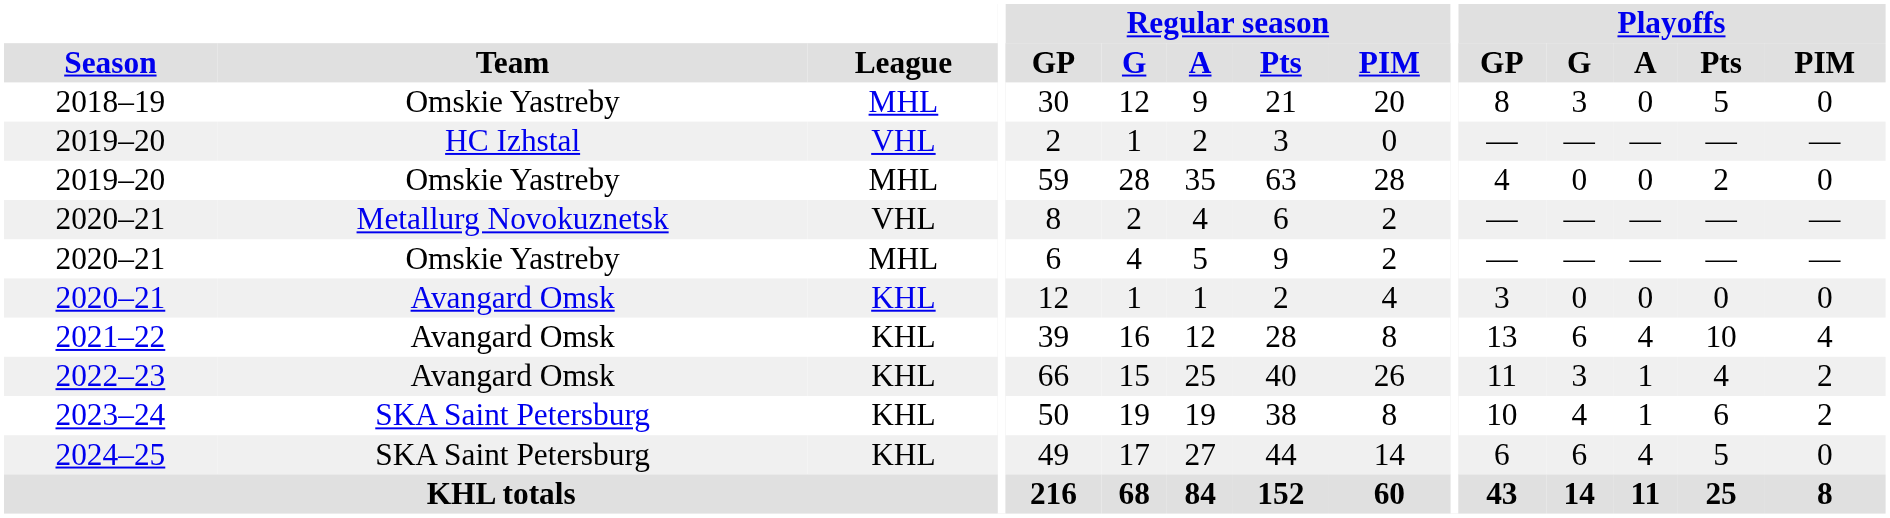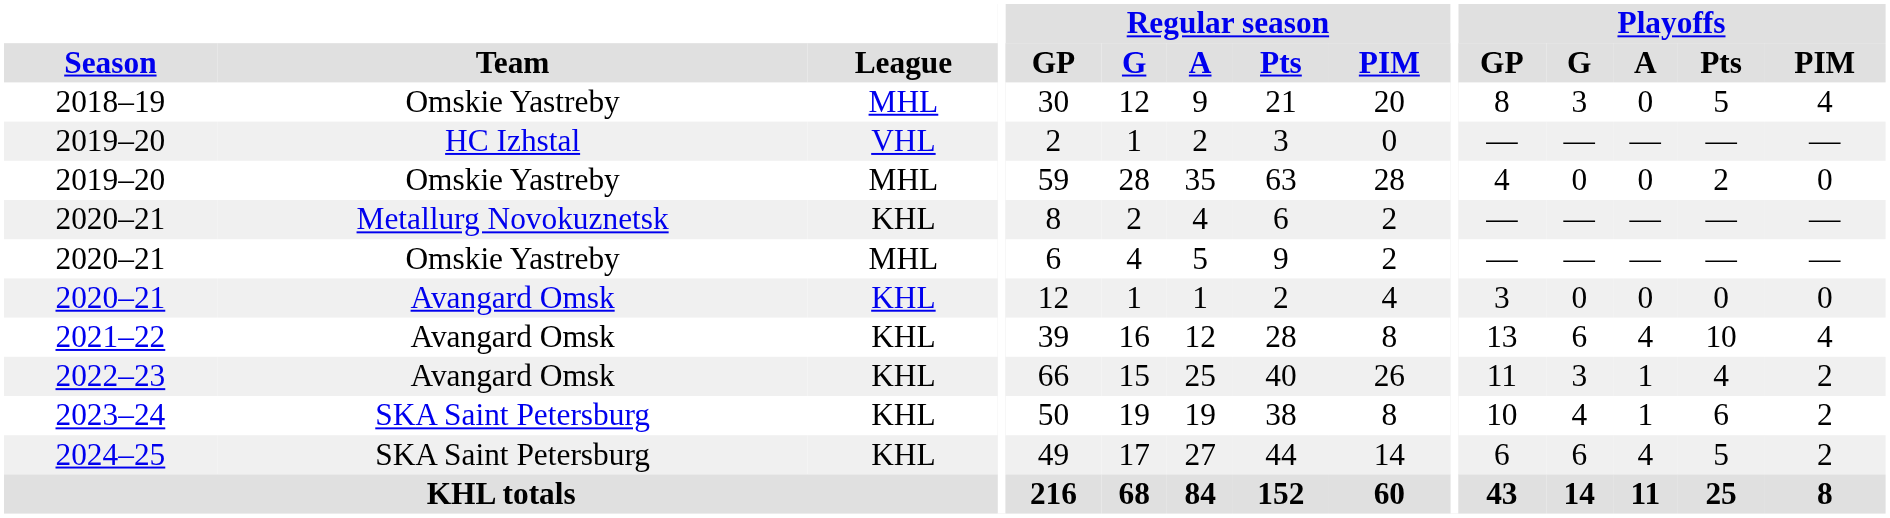(1825, 101) 0 -> (1825, 101) 4
(903, 219) VHL -> (903, 219) KHL
(1825, 454) 0 -> (1825, 454) 2
